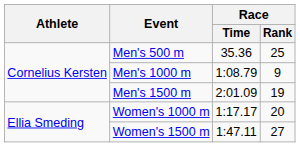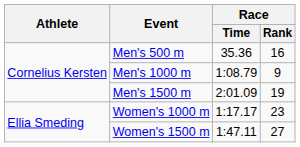(277, 53) 25 -> (277, 53) 16
(277, 113) 20 -> (277, 113) 23
